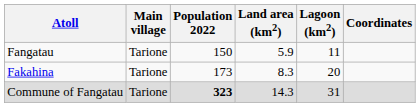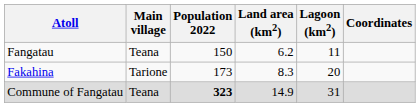(148, 52) Tarione -> (144, 52) Teana
(286, 52) 5.9 -> (286, 52) 6.2
(148, 92) Tarione -> (144, 92) Teana
(283, 92) 14.3 -> (283, 92) 14.9
